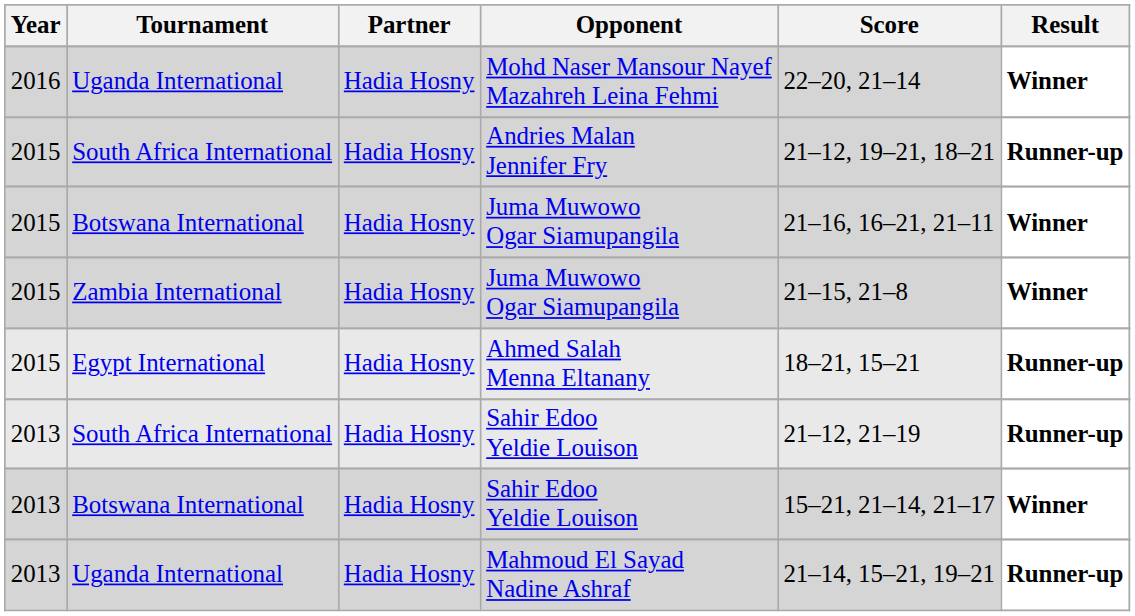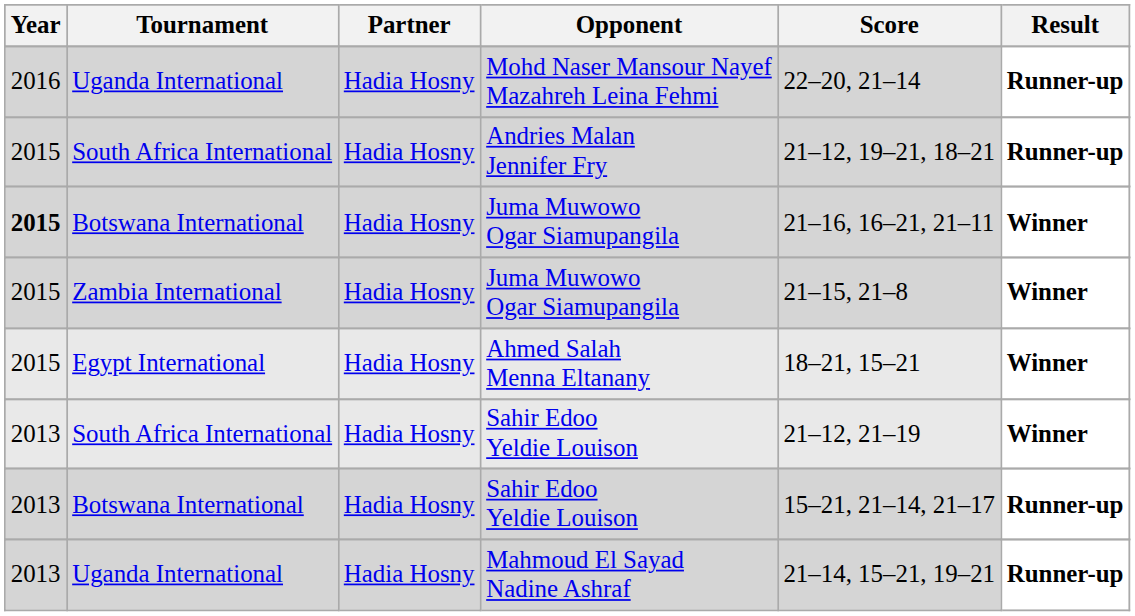(1047, 81) Winner -> (1065, 81) Runner-up
(36, 222) normal -> (36, 222) bold
(1065, 363) Runner-up -> (1047, 363) Winner
(1065, 433) Runner-up -> (1047, 433) Winner
(1047, 504) Winner -> (1065, 504) Runner-up
